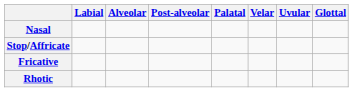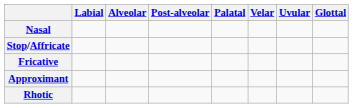+ row: (38, 78)
